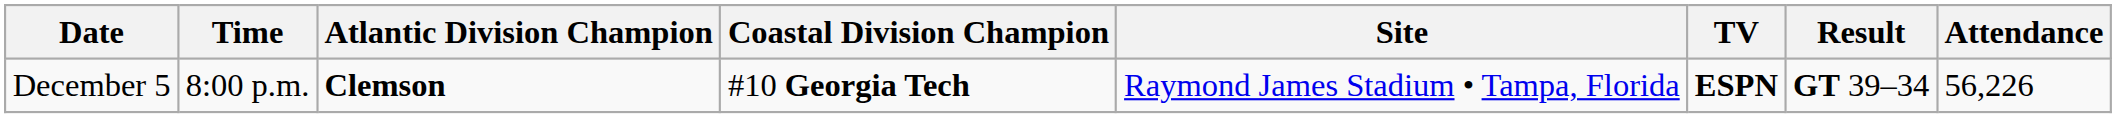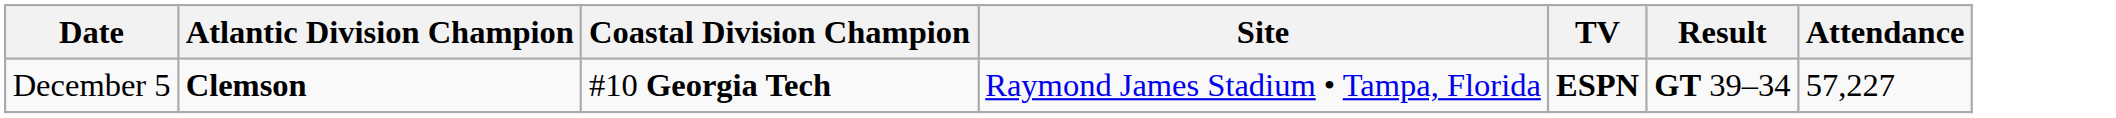- column: (248, 31)
(1989, 85) 56,226 -> (1850, 85) 57,227
